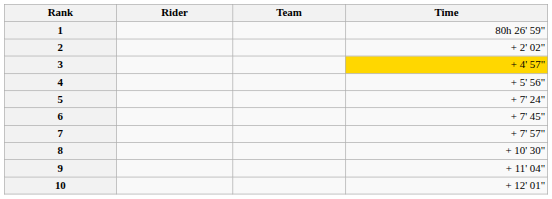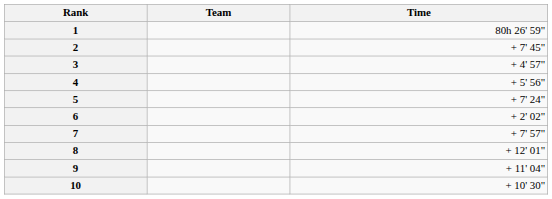- column: (175, 13)
(528, 47) + 2' 02" -> (528, 47) + 7' 45"
(528, 64) gold background -> (528, 64) no background
(528, 116) + 7' 45" -> (528, 116) + 2' 02"
(525, 151) + 10' 30" -> (525, 151) + 12' 01"
(525, 185) + 12' 01" -> (525, 185) + 10' 30"
